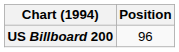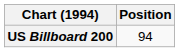(145, 36) 96 -> (145, 36) 94
